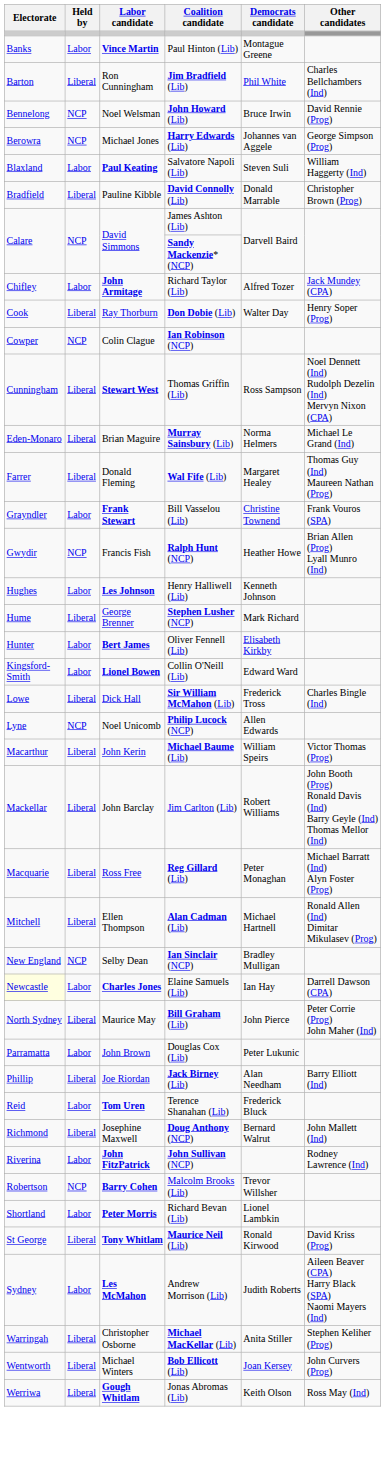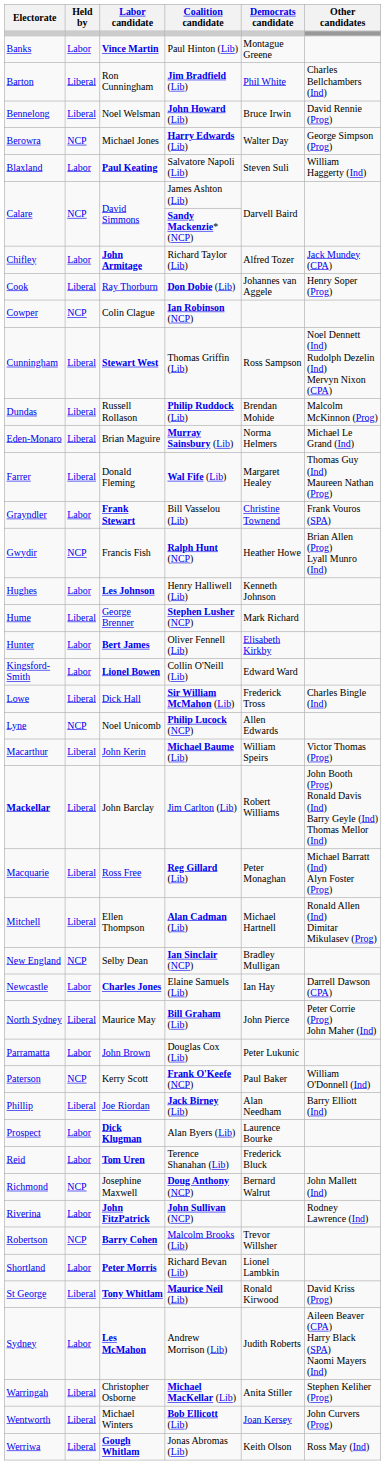(77, 114) NCP -> (82, 114) Liberal
(270, 141) Johannes van Aggele -> (266, 141) Walter Day
- row: (201, 195)
(266, 313) Walter Day -> (270, 286) Johannes van Aggele
+ row: (201, 412)
(27, 807) normal -> (28, 807) bold
(27, 987) lightyellow background -> (27, 987) no background
+ row: (199, 1079)
+ row: (201, 1133)
(82, 1133) Liberal -> (77, 1186) NCP
